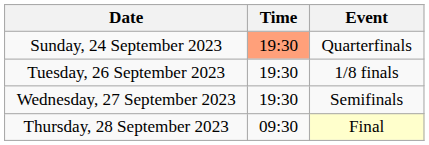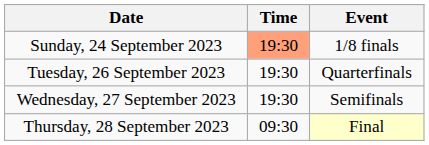(367, 45) Quarterfinals -> (367, 45) 1/8 finals
(367, 72) 1/8 finals -> (367, 72) Quarterfinals
